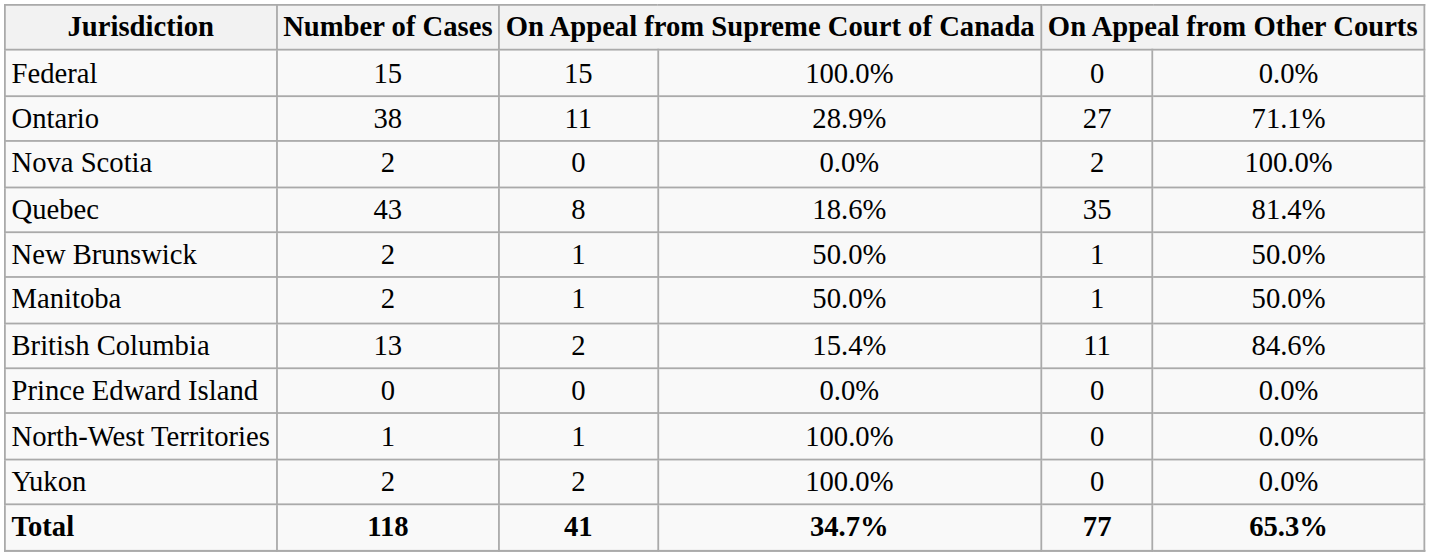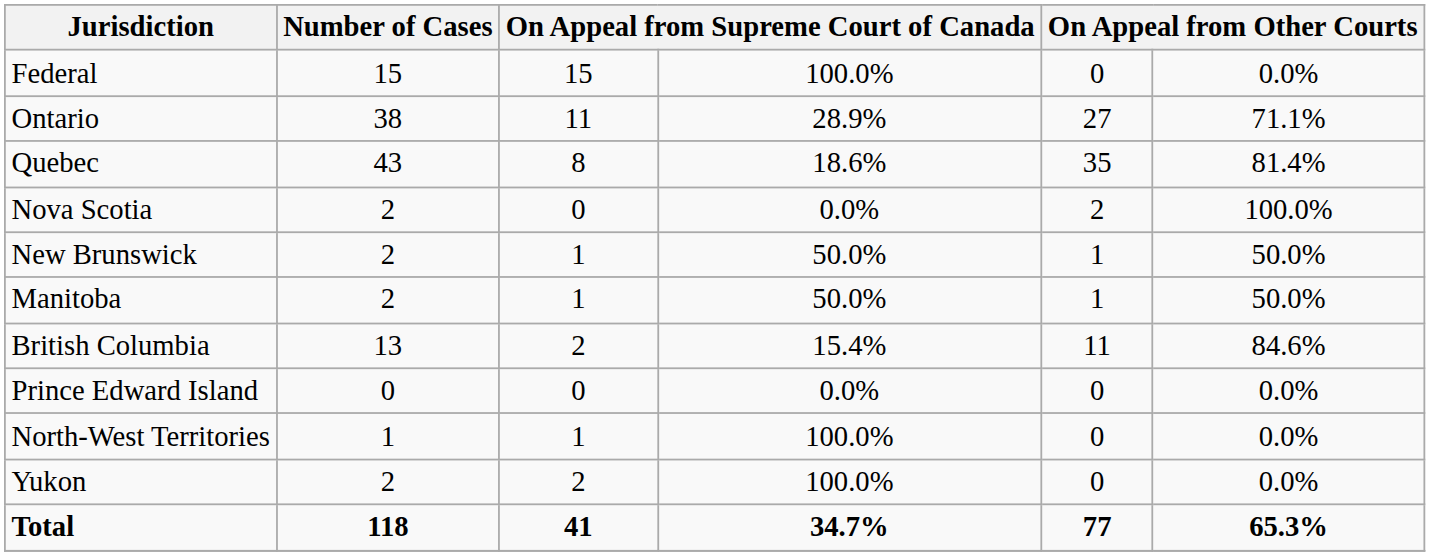rows swapped: (55, 208) <-> (82, 163)
